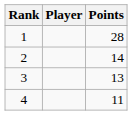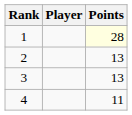(117, 36) no background -> (117, 36) lightyellow background
(117, 57) 14 -> (117, 57) 13
